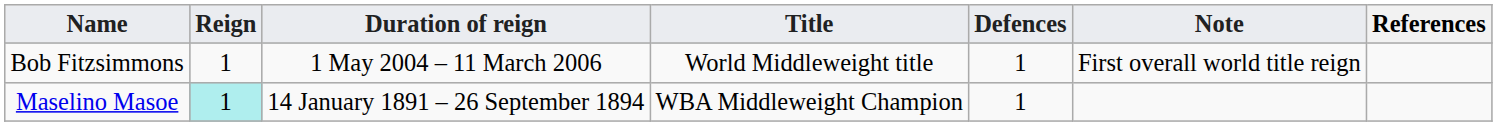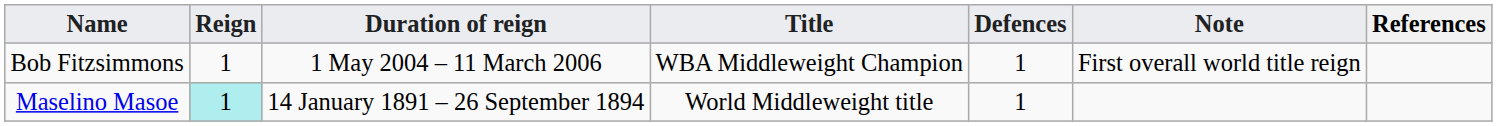(809, 62) World Middleweight title -> (809, 62) WBA Middleweight Champion
(809, 101) WBA Middleweight Champion -> (809, 101) World Middleweight title
